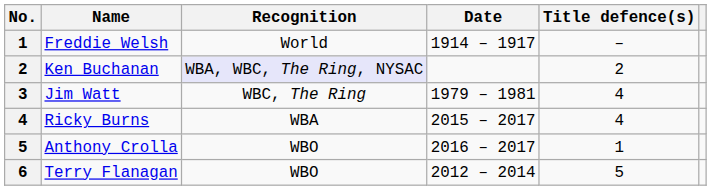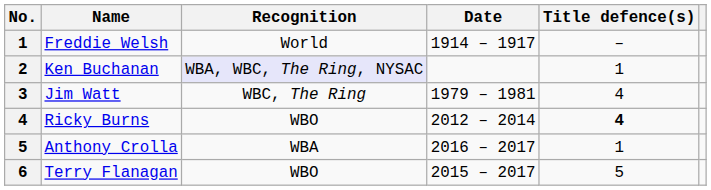(619, 69) 2 -> (619, 69) 1
(304, 121) WBA -> (304, 121) WBO
(483, 121) 2015 – 2017 -> (483, 121) 2012 – 2014
(619, 121) normal -> (619, 121) bold
(304, 147) WBO -> (304, 147) WBA
(483, 173) 2012 – 2014 -> (483, 173) 2015 – 2017
